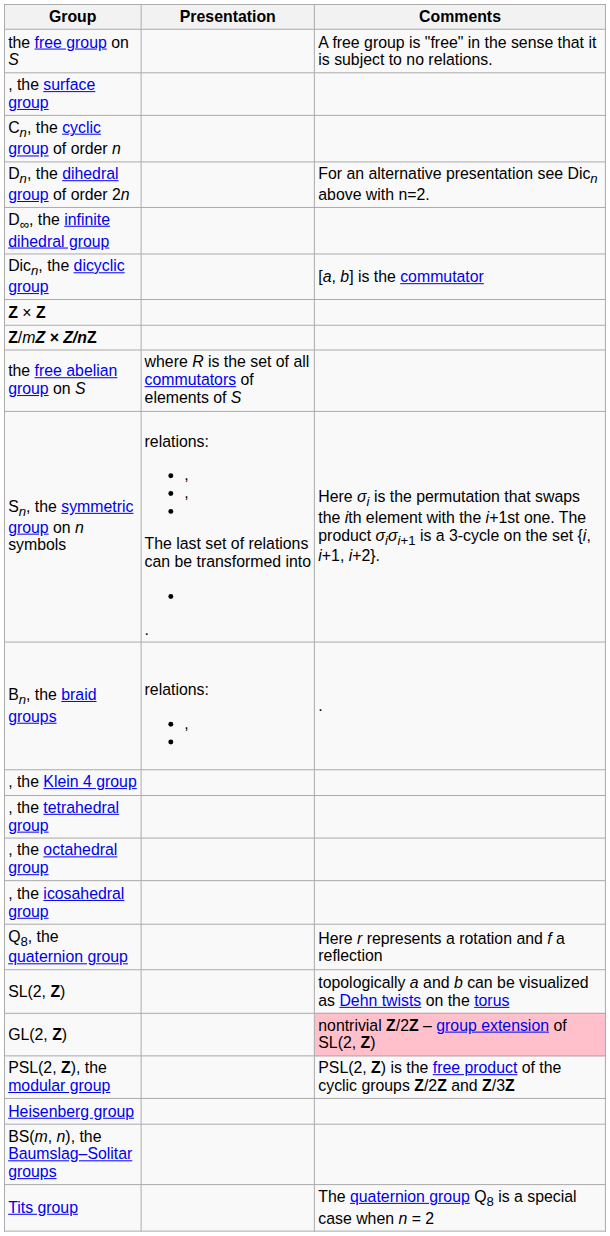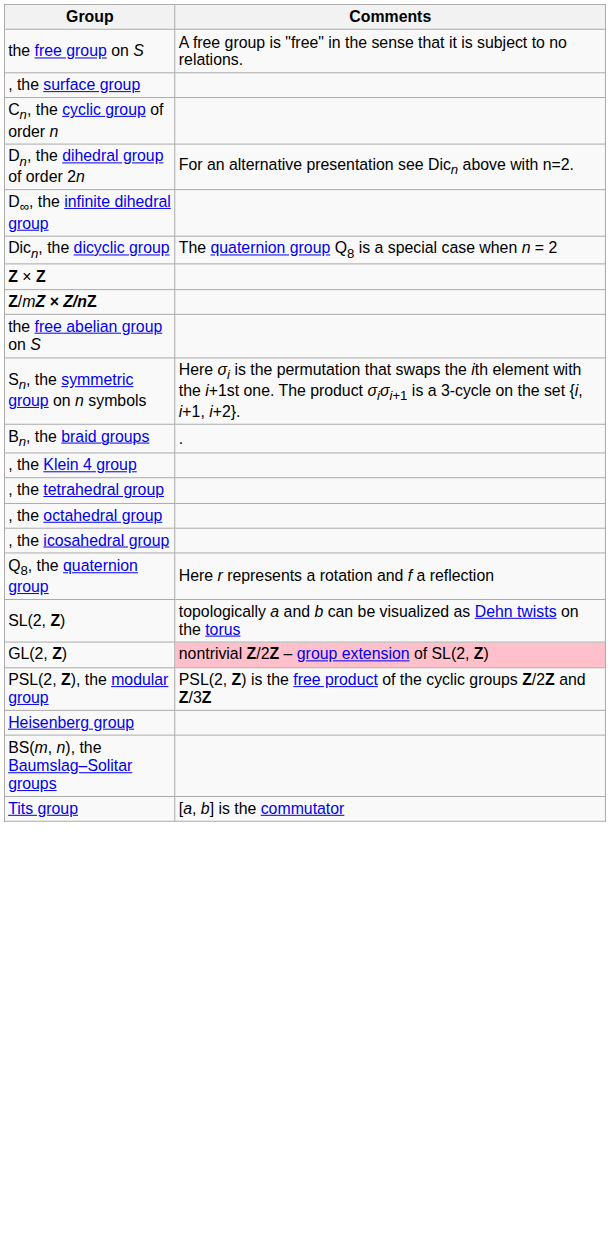- column: (228, 17)
(401, 276) [a, b] is the commutator -> (368, 250) The quaternion group Q8 is a special case when n = 2
(447, 1207) The quaternion group Q8 is a special case when n = 2 -> (262, 808) [a, b] is the commutator
